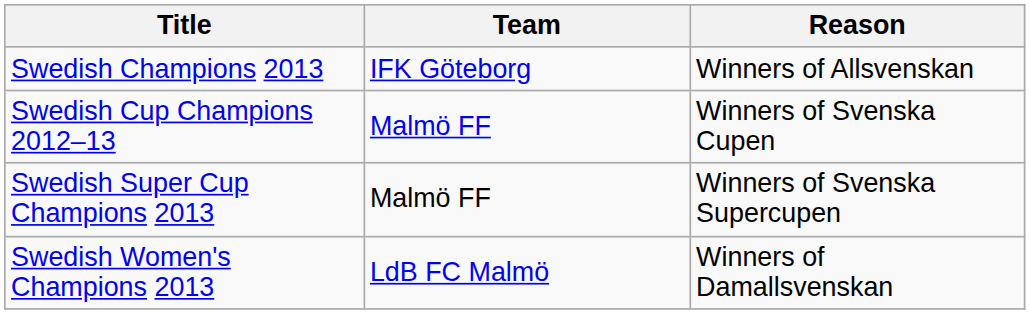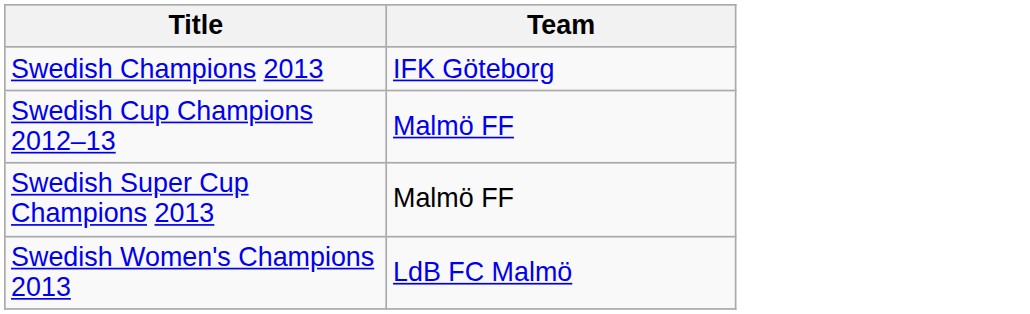- column: (857, 25)
